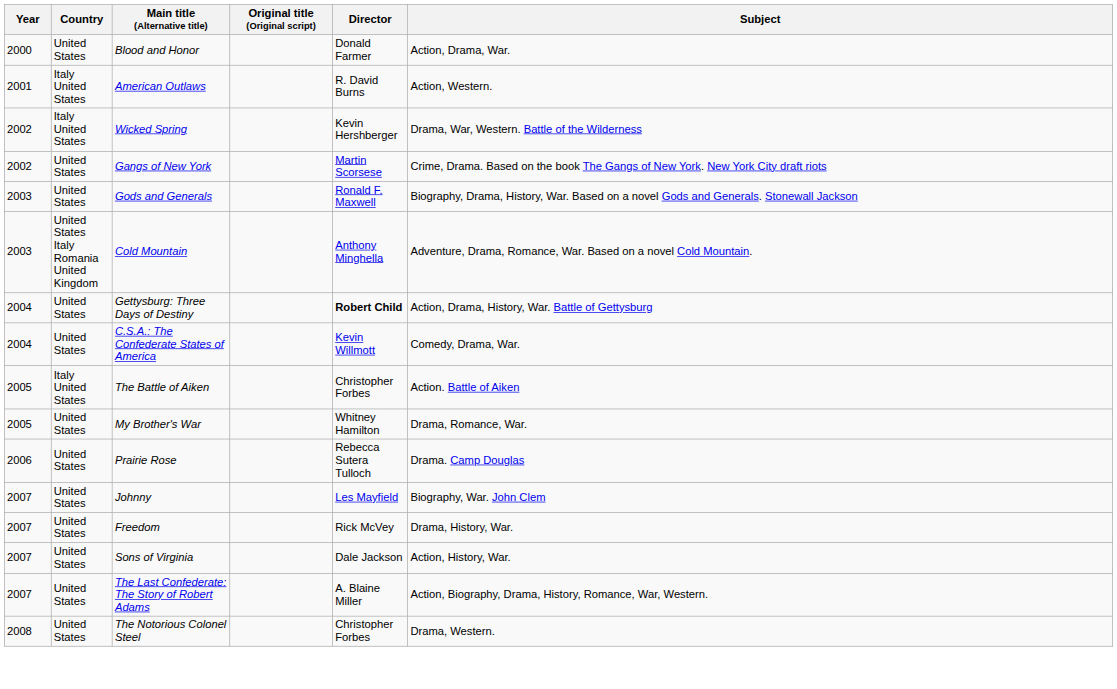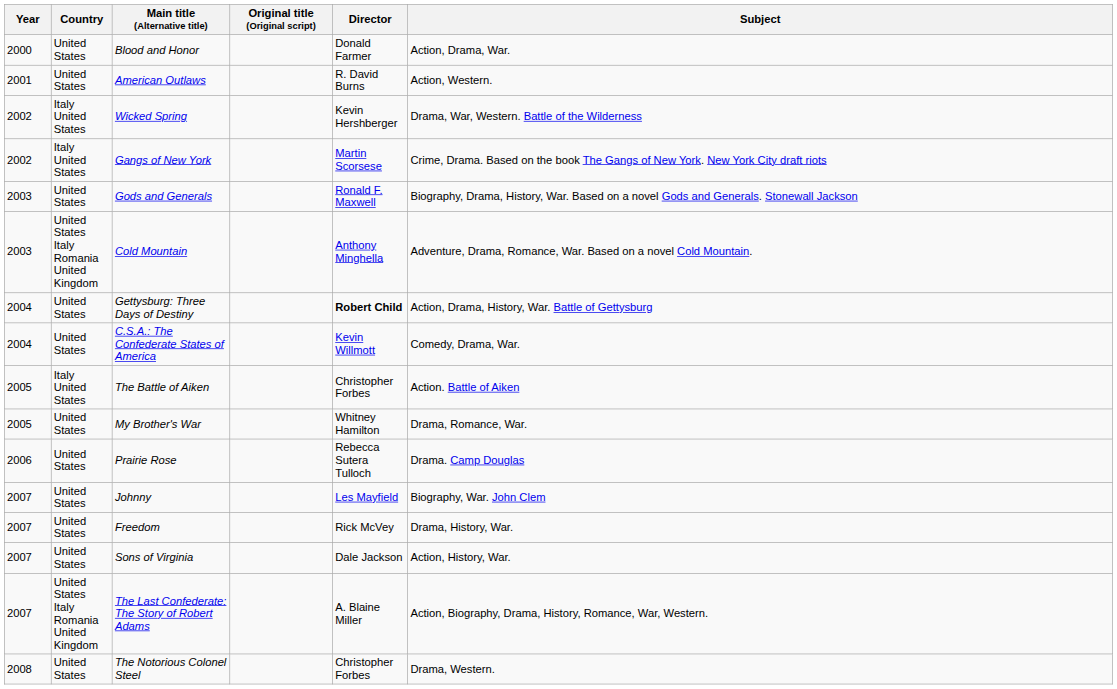(70, 86) Italy United States -> (70, 80) United States
(70, 166) United States -> (70, 160) Italy United States
(70, 594) United States -> (76, 613) United States Italy Romania United Kingdom
